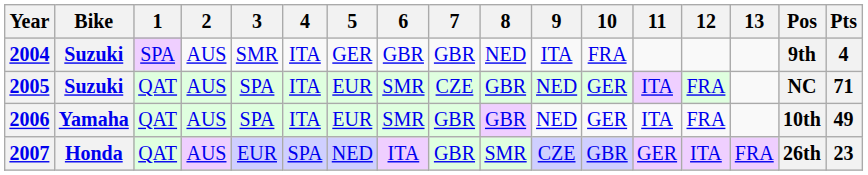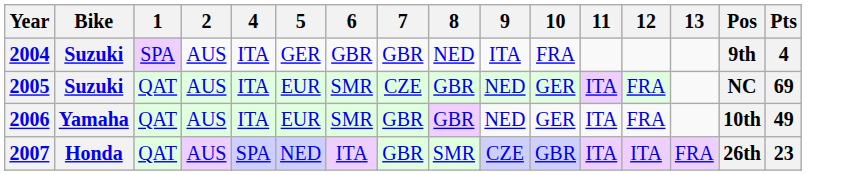- column: (257, 21)
(844, 87) 71 -> (784, 87) 69
(657, 153) GER -> (601, 153) ITA
